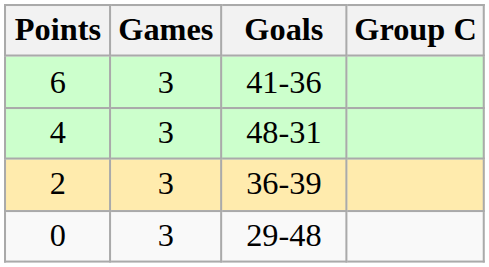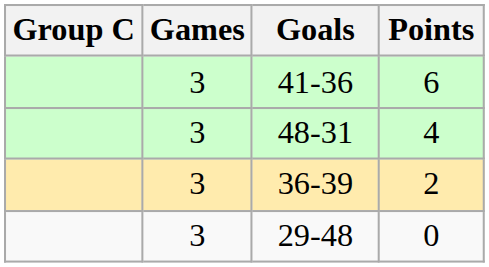columns swapped: (416, 30) <-> (58, 30)
